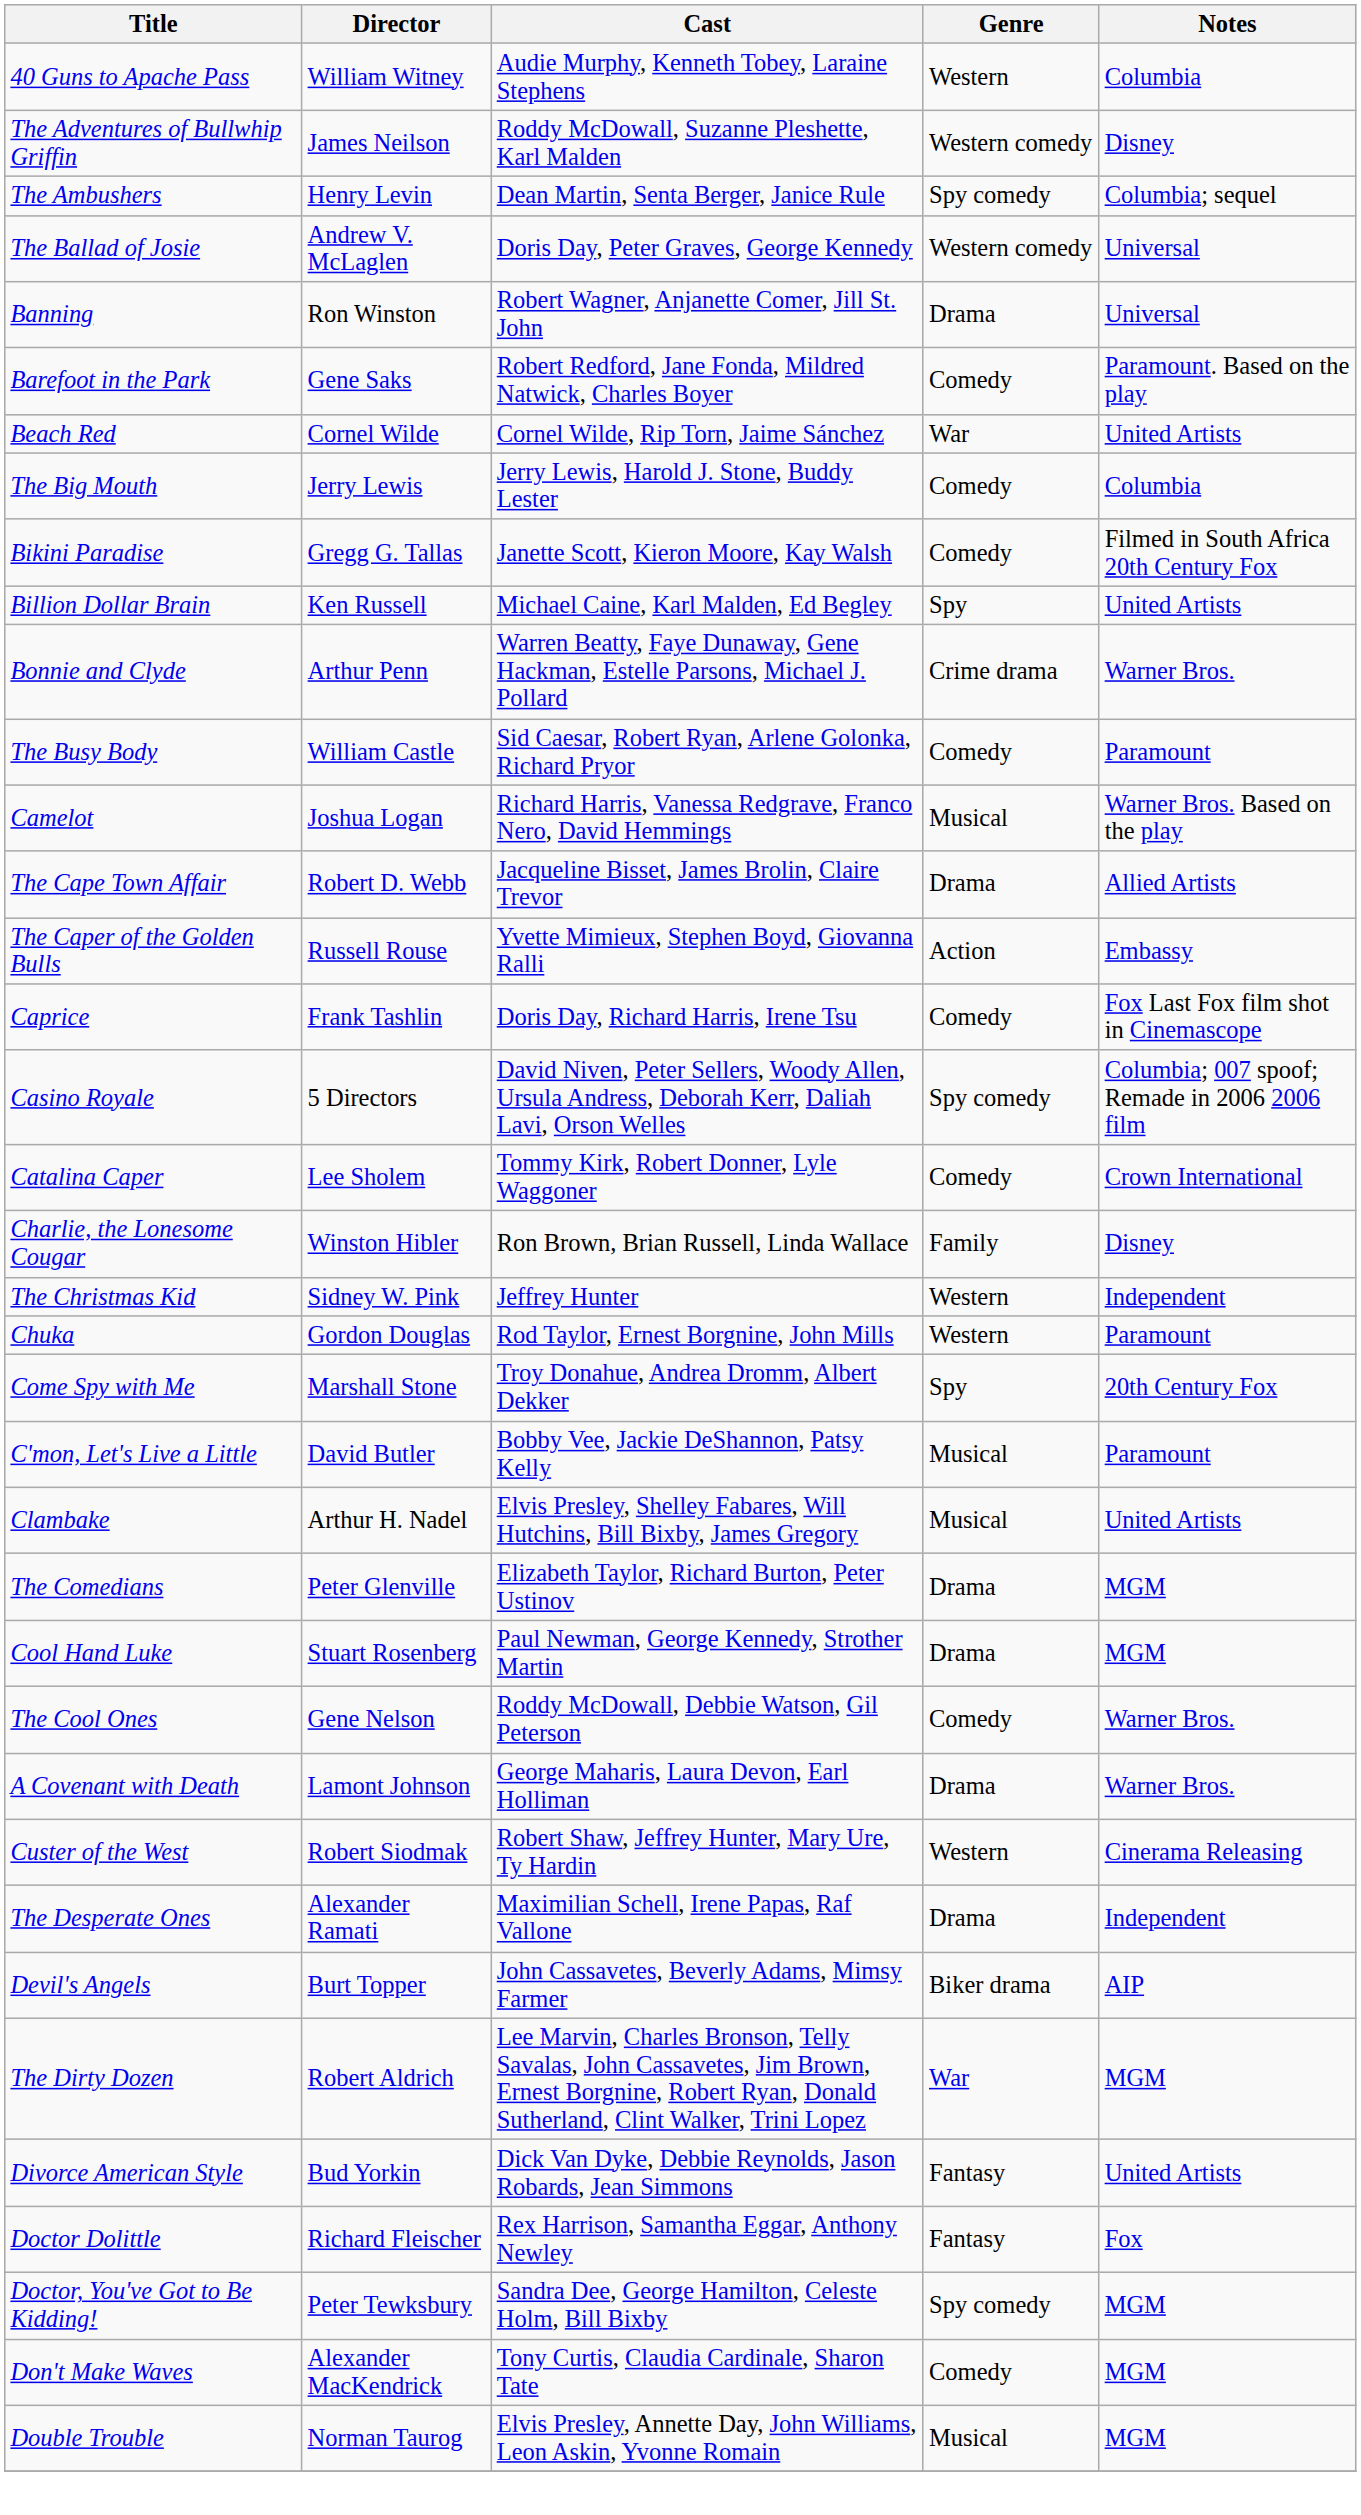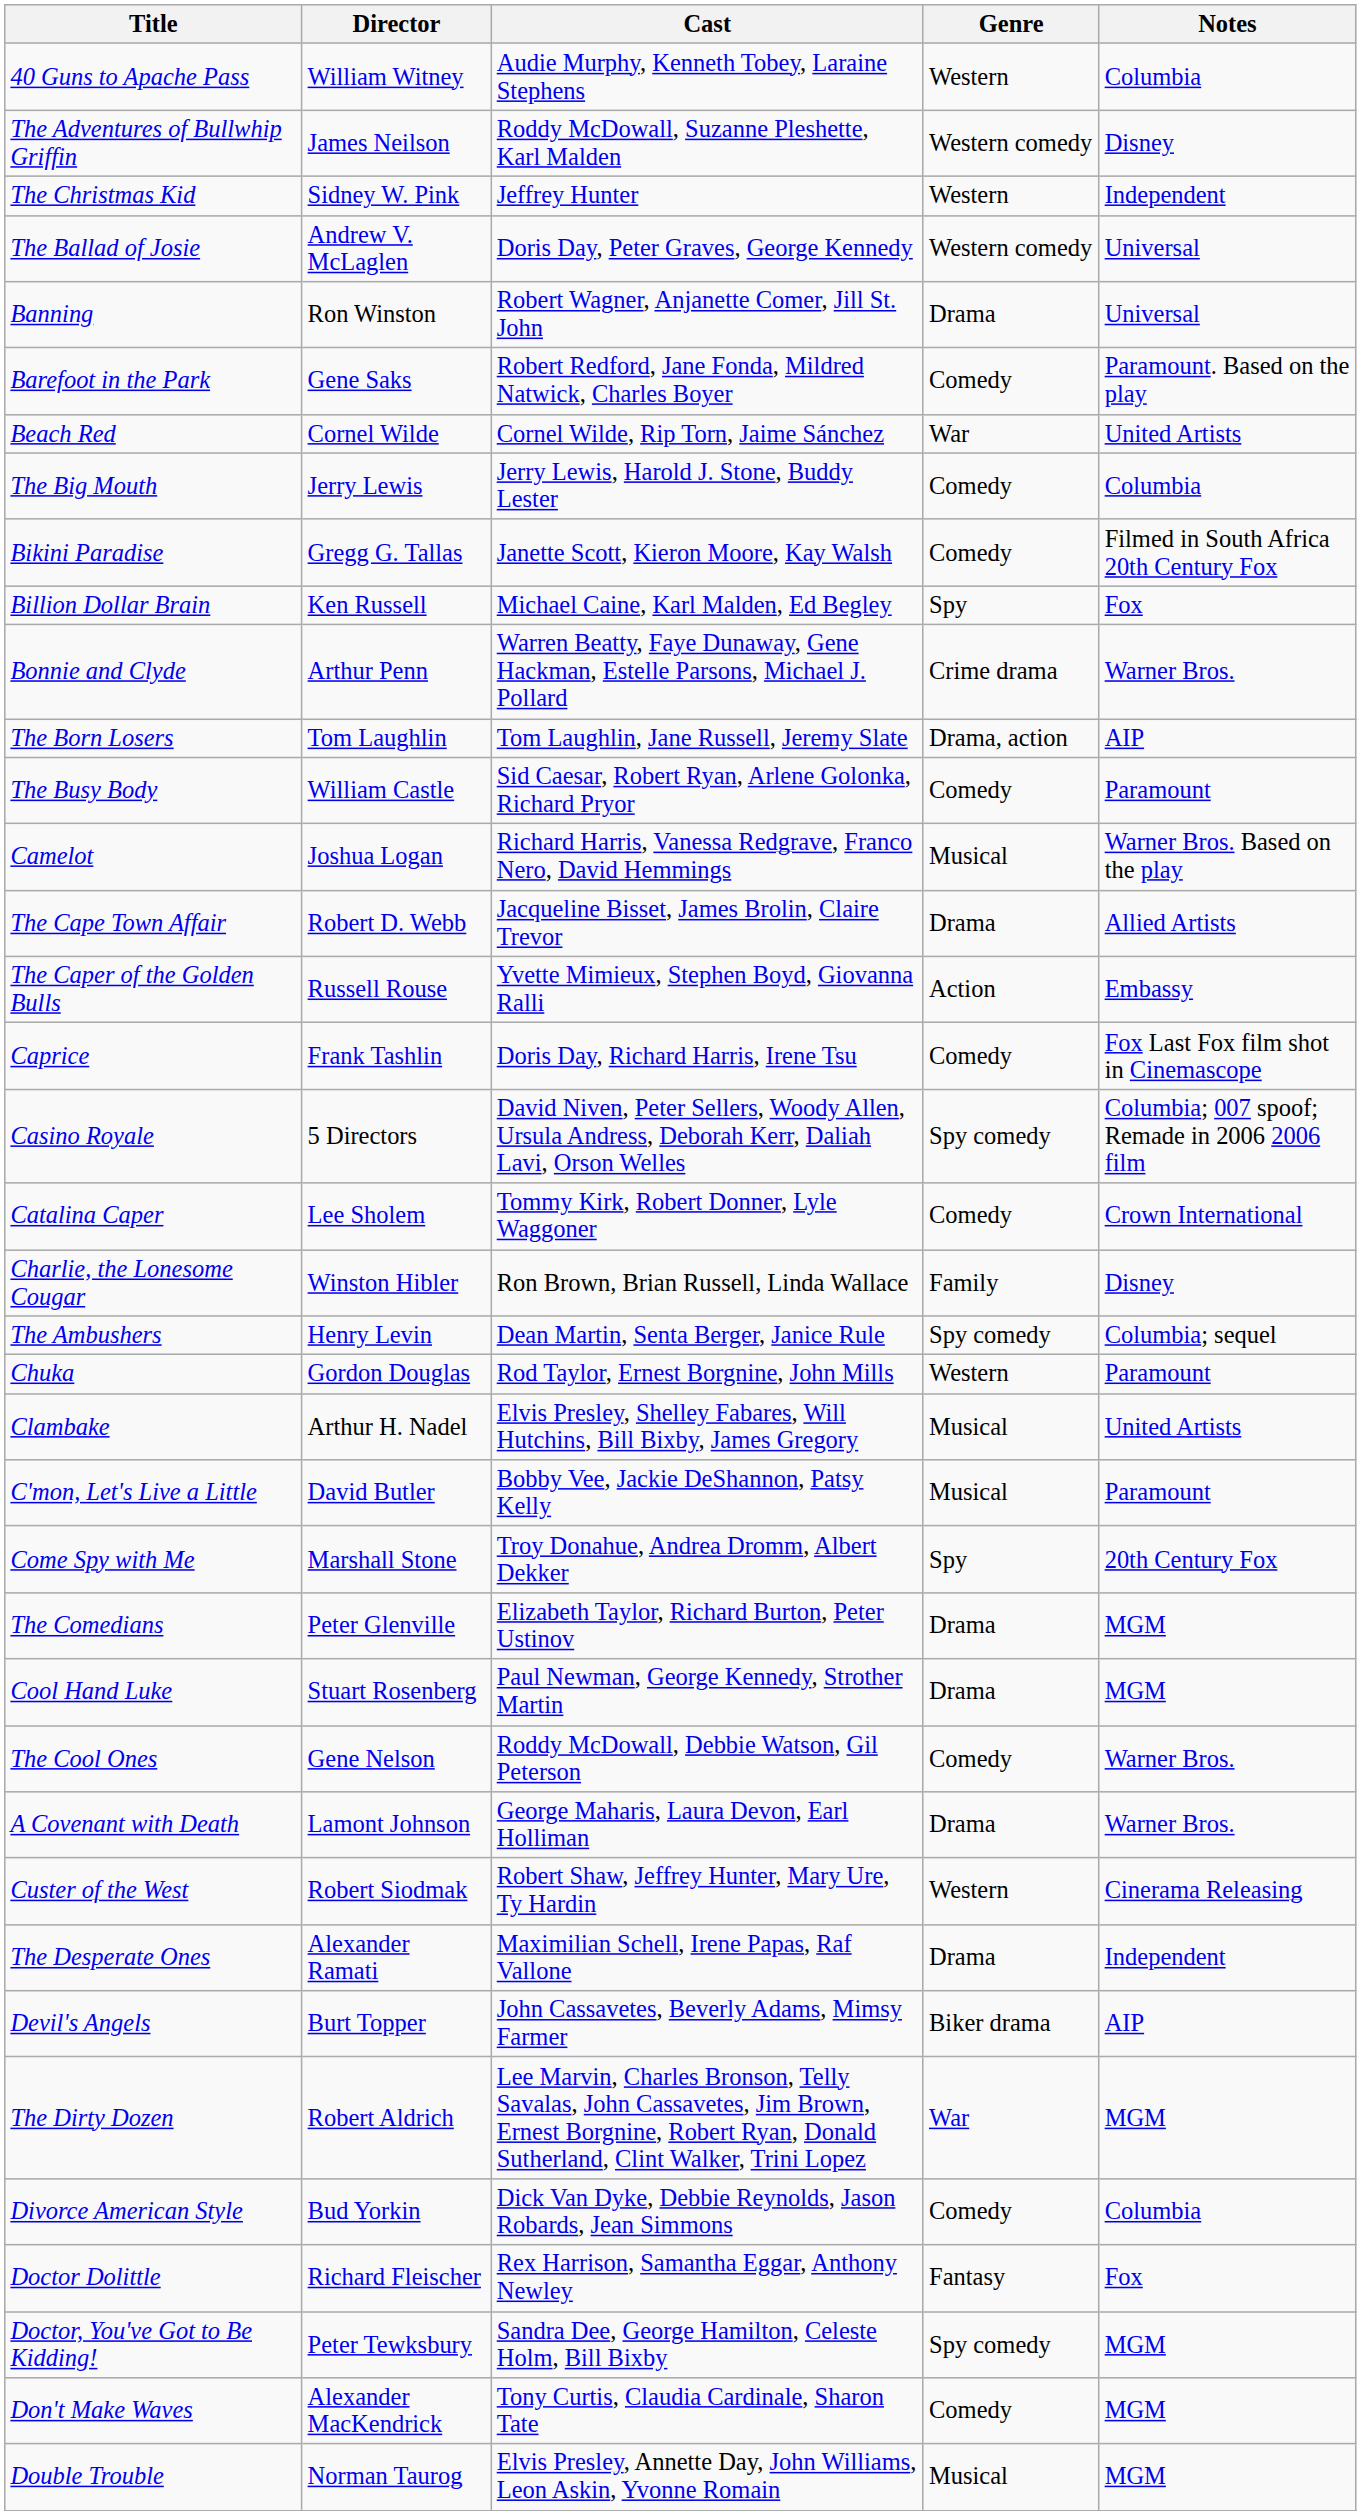rows swapped: (86, 195) <-> (103, 1296)
(1173, 604) United Artists -> (1124, 604) Fox
+ row: (92, 737)
rows swapped: (60, 1520) <-> (103, 1387)
(967, 2172) Fantasy -> (971, 2211) Comedy
(1173, 2172) United Artists -> (1153, 2211) Columbia
